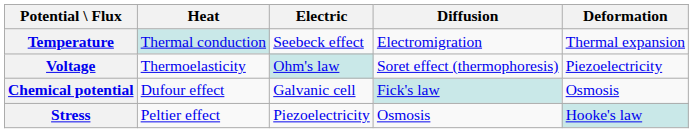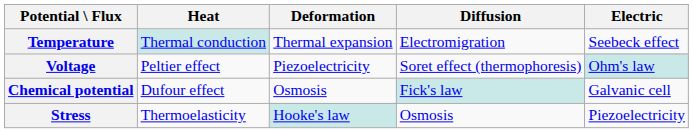columns swapped: (322, 16) <-> (625, 16)
(193, 66) Thermoelasticity -> (180, 66) Peltier effect
(180, 115) Peltier effect -> (193, 115) Thermoelasticity
